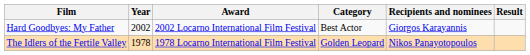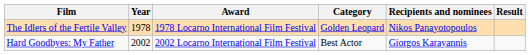rows swapped: (66, 43) <-> (60, 27)
